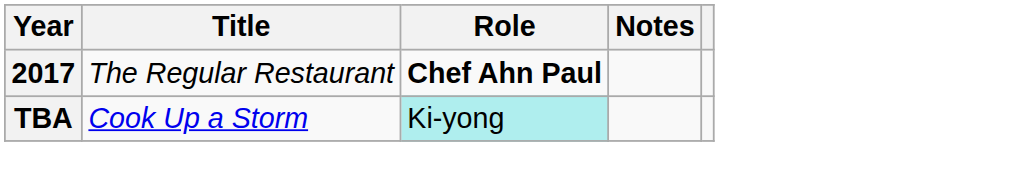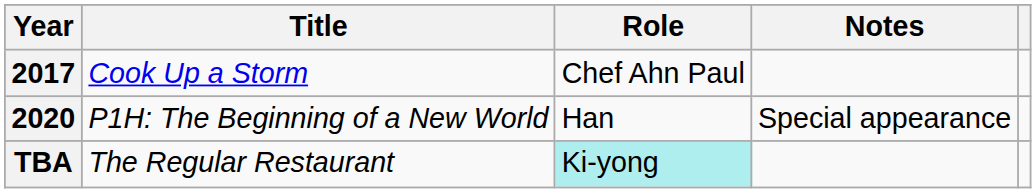(241, 72) The Regular Restaurant -> (198, 72) Cook Up a Storm
(505, 72) bold -> (653, 72) normal
+ row: (43, 118)
(198, 118) Cook Up a Storm -> (241, 163) The Regular Restaurant
